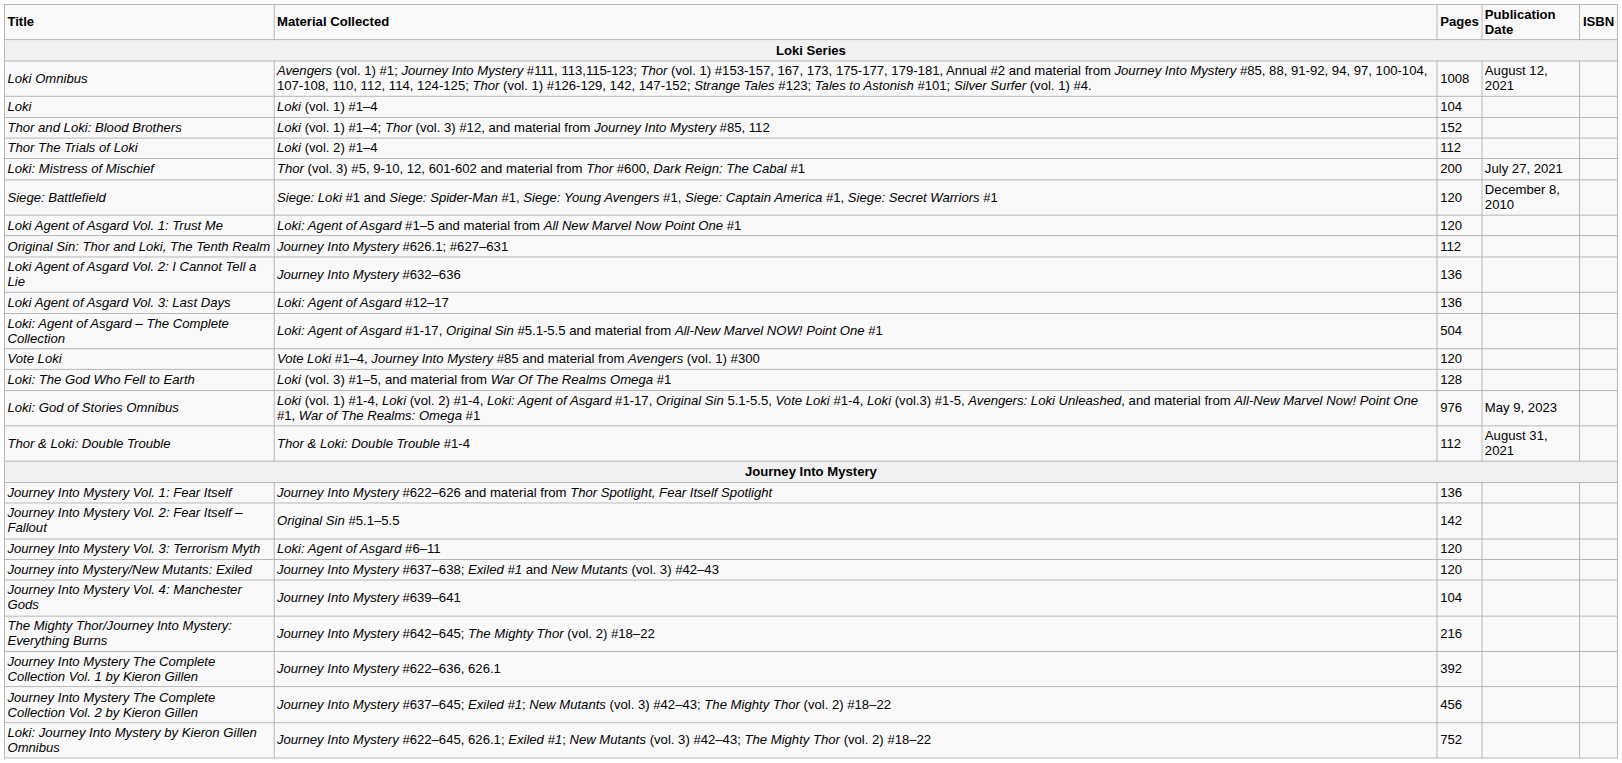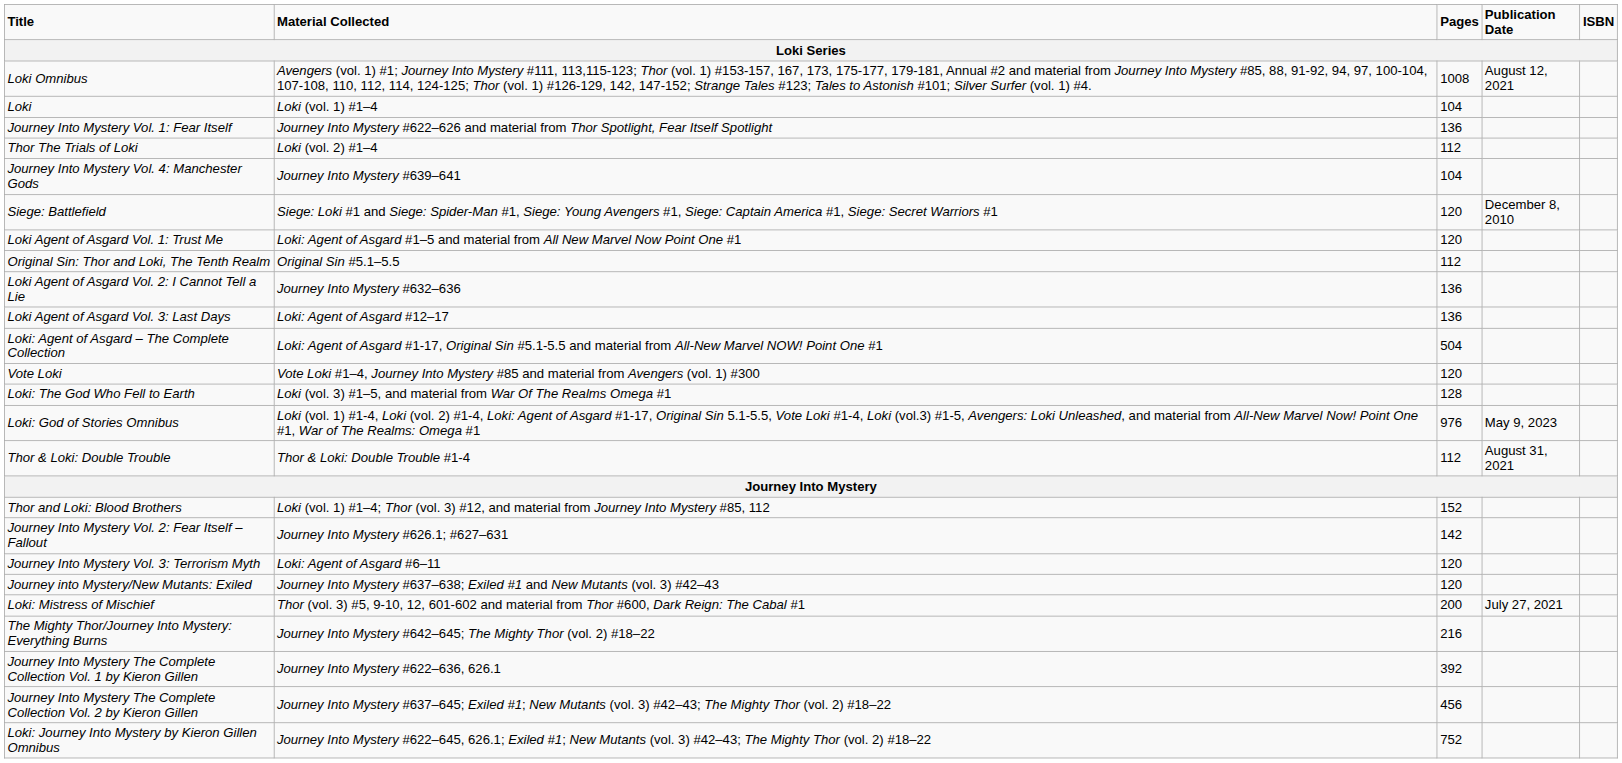rows swapped: (95, 127) <-> (119, 492)
rows swapped: (81, 169) <-> (125, 598)
(393, 246) Journey Into Mystery #626.1; #627–631 -> (338, 261) Original Sin #5.1–5.5
(338, 520) Original Sin #5.1–5.5 -> (393, 535) Journey Into Mystery #626.1; #627–631
